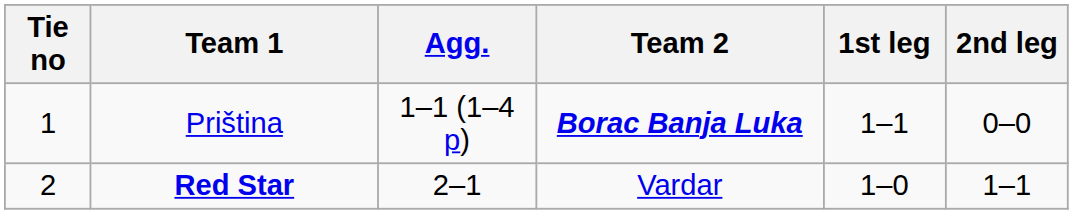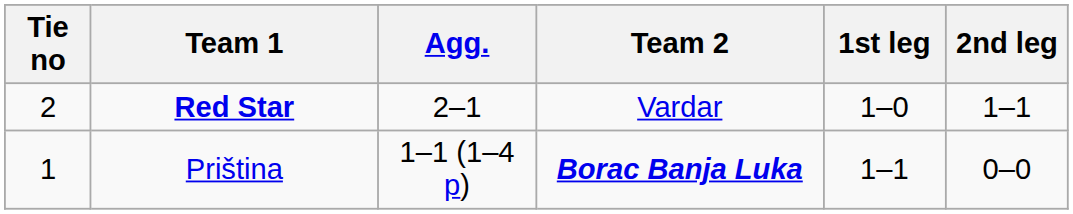rows swapped: (234, 122) <-> (234, 185)
